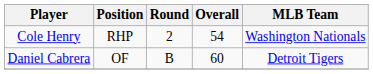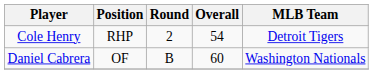(305, 36) Washington Nationals -> (305, 36) Detroit Tigers
(305, 58) Detroit Tigers -> (305, 58) Washington Nationals
